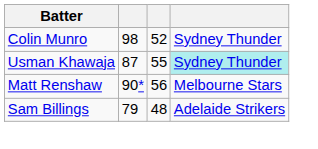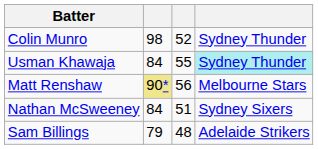(130, 62) 87 -> (155, 62) 84
(133, 86) no background -> (157, 86) khaki background
+ row: (74, 109)
